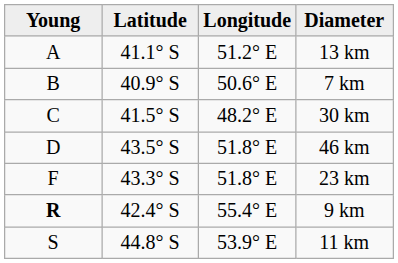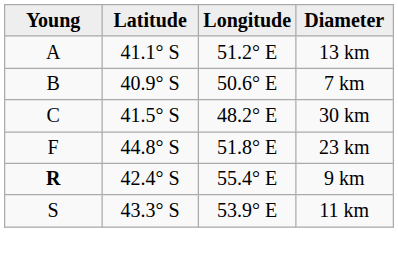- row: (344, 147)
(150, 178) 43.3° S -> (150, 147) 44.8° S
(150, 242) 44.8° S -> (150, 210) 43.3° S
